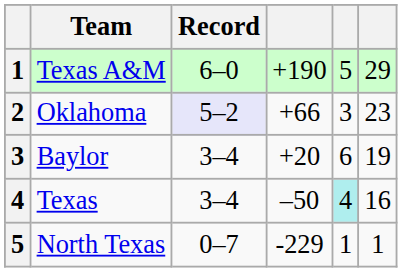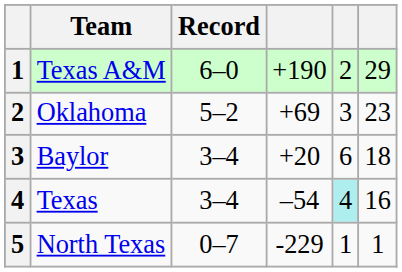(346, 70) 5 -> (346, 70) 2
(219, 113) lavender background -> (219, 113) no background
(300, 113) +66 -> (300, 113) +69
(378, 157) 19 -> (378, 157) 18
(300, 200) –50 -> (300, 200) –54
